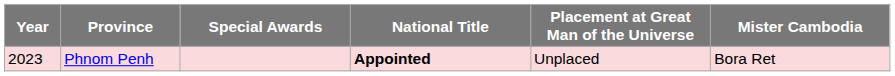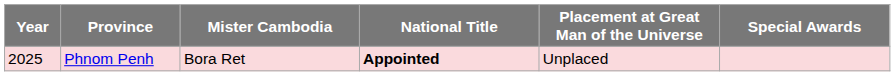columns swapped: (800, 26) <-> (265, 26)
(25, 59) 2023 -> (25, 59) 2025
